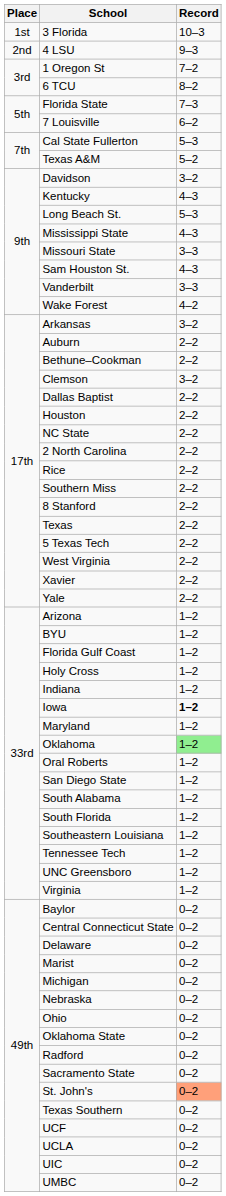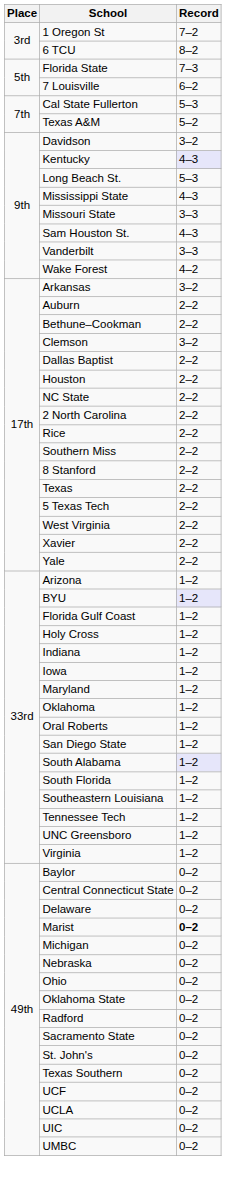- row: (65, 31)
- row: (58, 50)
(189, 196) no background -> (189, 159) lavender background
(189, 634) no background -> (189, 598) lavender background
(189, 707) bold -> (189, 671) normal
(189, 744) lightgreen background -> (189, 707) no background
(189, 799) no background -> (189, 762) lavender background
(189, 963) normal -> (189, 927) bold
(189, 1091) lightsalmon background -> (189, 1055) no background
